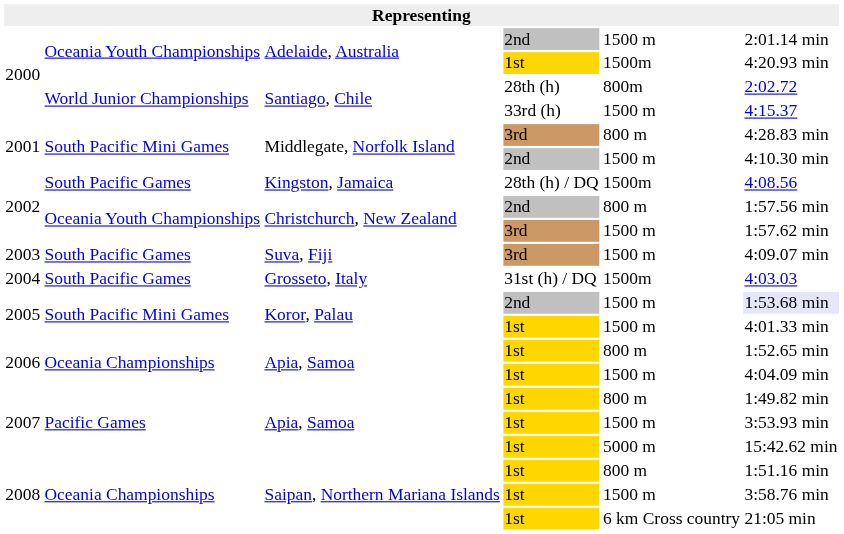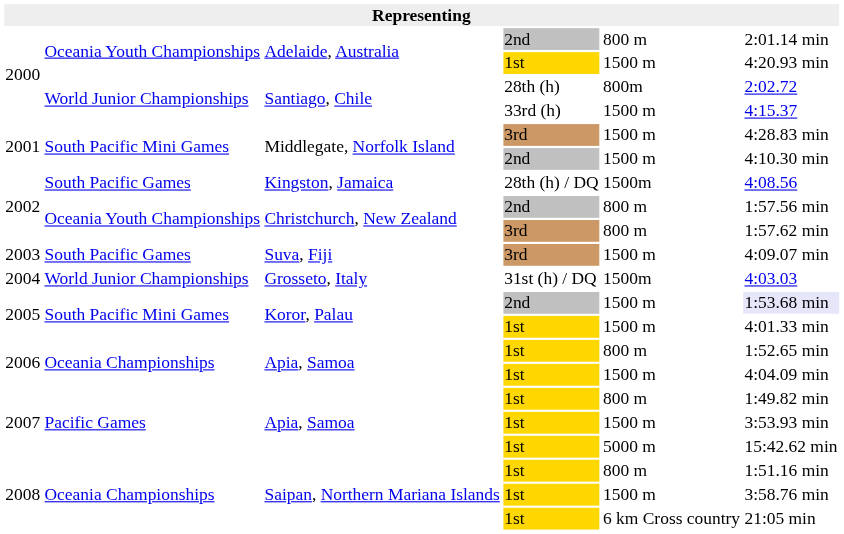(629, 39) 1500 m -> (625, 39) 800 m
(627, 62) 1500m -> (629, 62) 1500 m
(625, 134) 800 m -> (629, 134) 1500 m
(629, 230) 1500 m -> (625, 230) 800 m
(118, 278) South Pacific Games -> (147, 278) World Junior Championships
